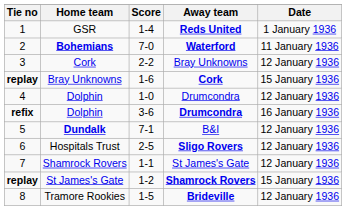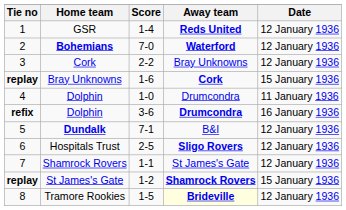(300, 29) 1 January 1936 -> (300, 29) 12 January 1936
(300, 46) 11 January 1936 -> (300, 46) 12 January 1936
(300, 96) 12 January 1936 -> (300, 96) 11 January 1936
(211, 197) no background -> (211, 197) lightyellow background
